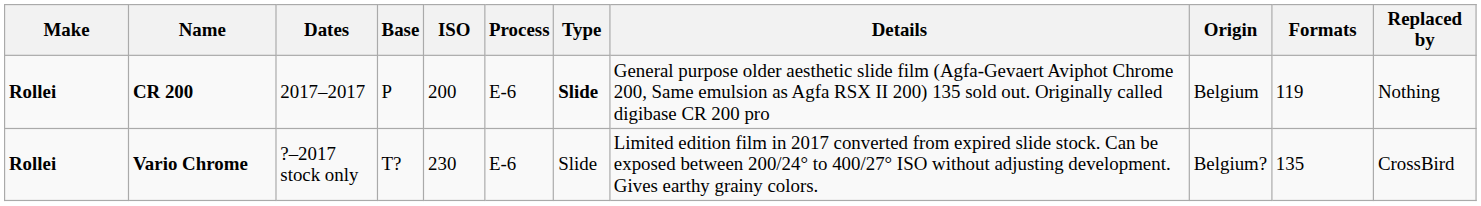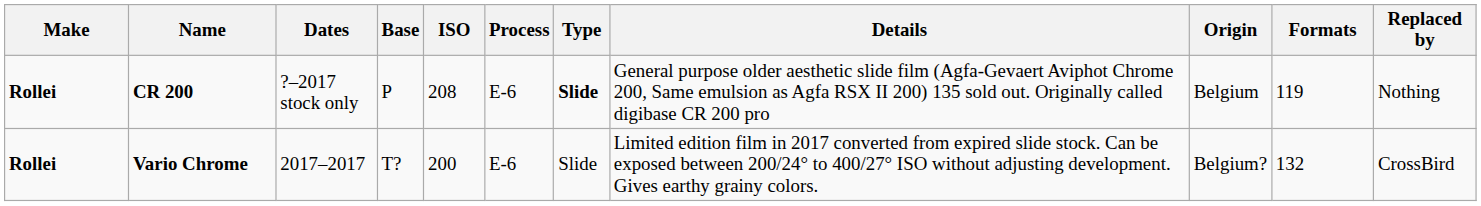(323, 91) 2017–2017 -> (319, 91) ?–2017 stock only
(442, 91) 200 -> (442, 91) 208
(319, 164) ?–2017 stock only -> (323, 164) 2017–2017
(442, 164) 230 -> (442, 164) 200
(1290, 164) 135 -> (1290, 164) 132
